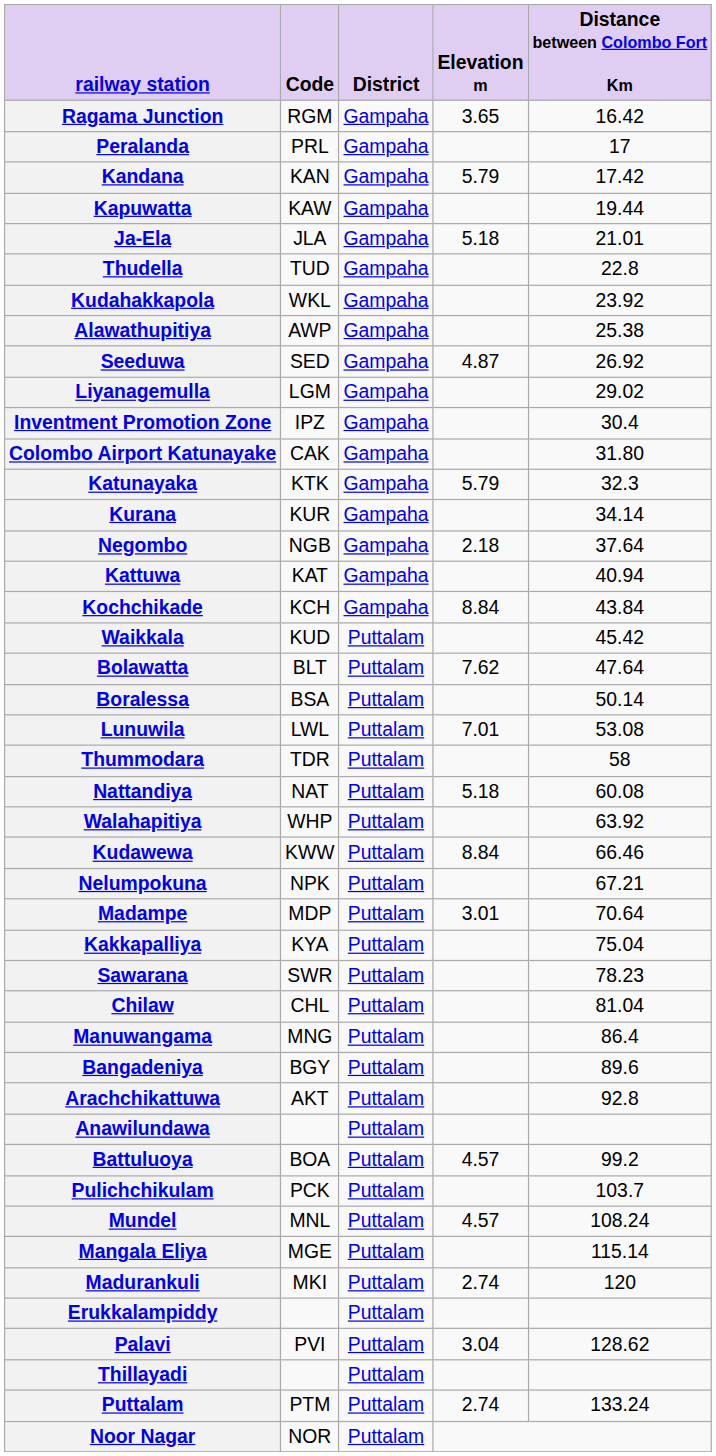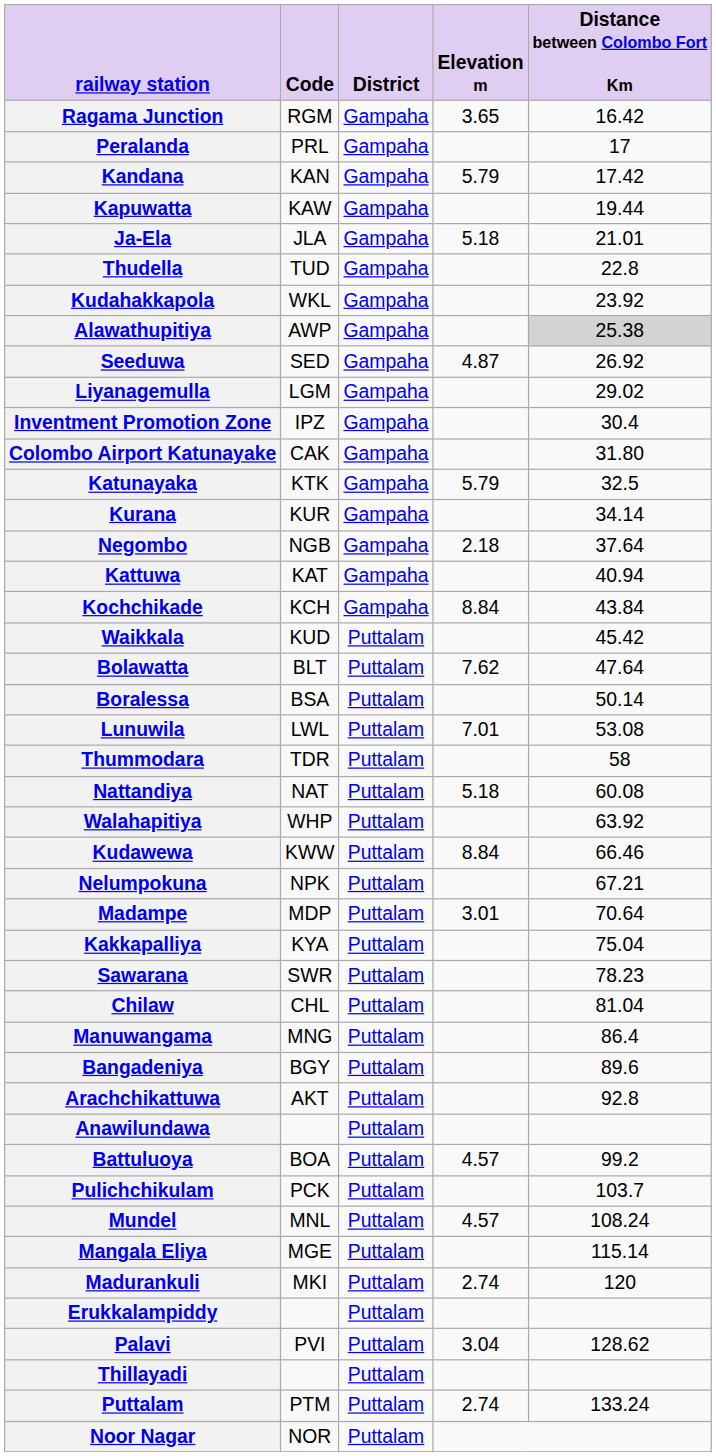(620, 330) no background -> (620, 330) lightgrey background
(620, 484) 32.3 -> (620, 484) 32.5
